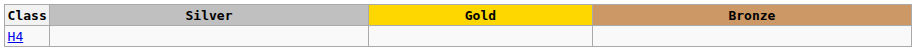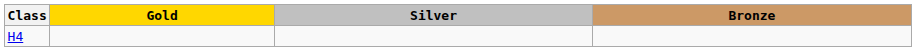columns swapped: (480, 15) <-> (209, 15)
